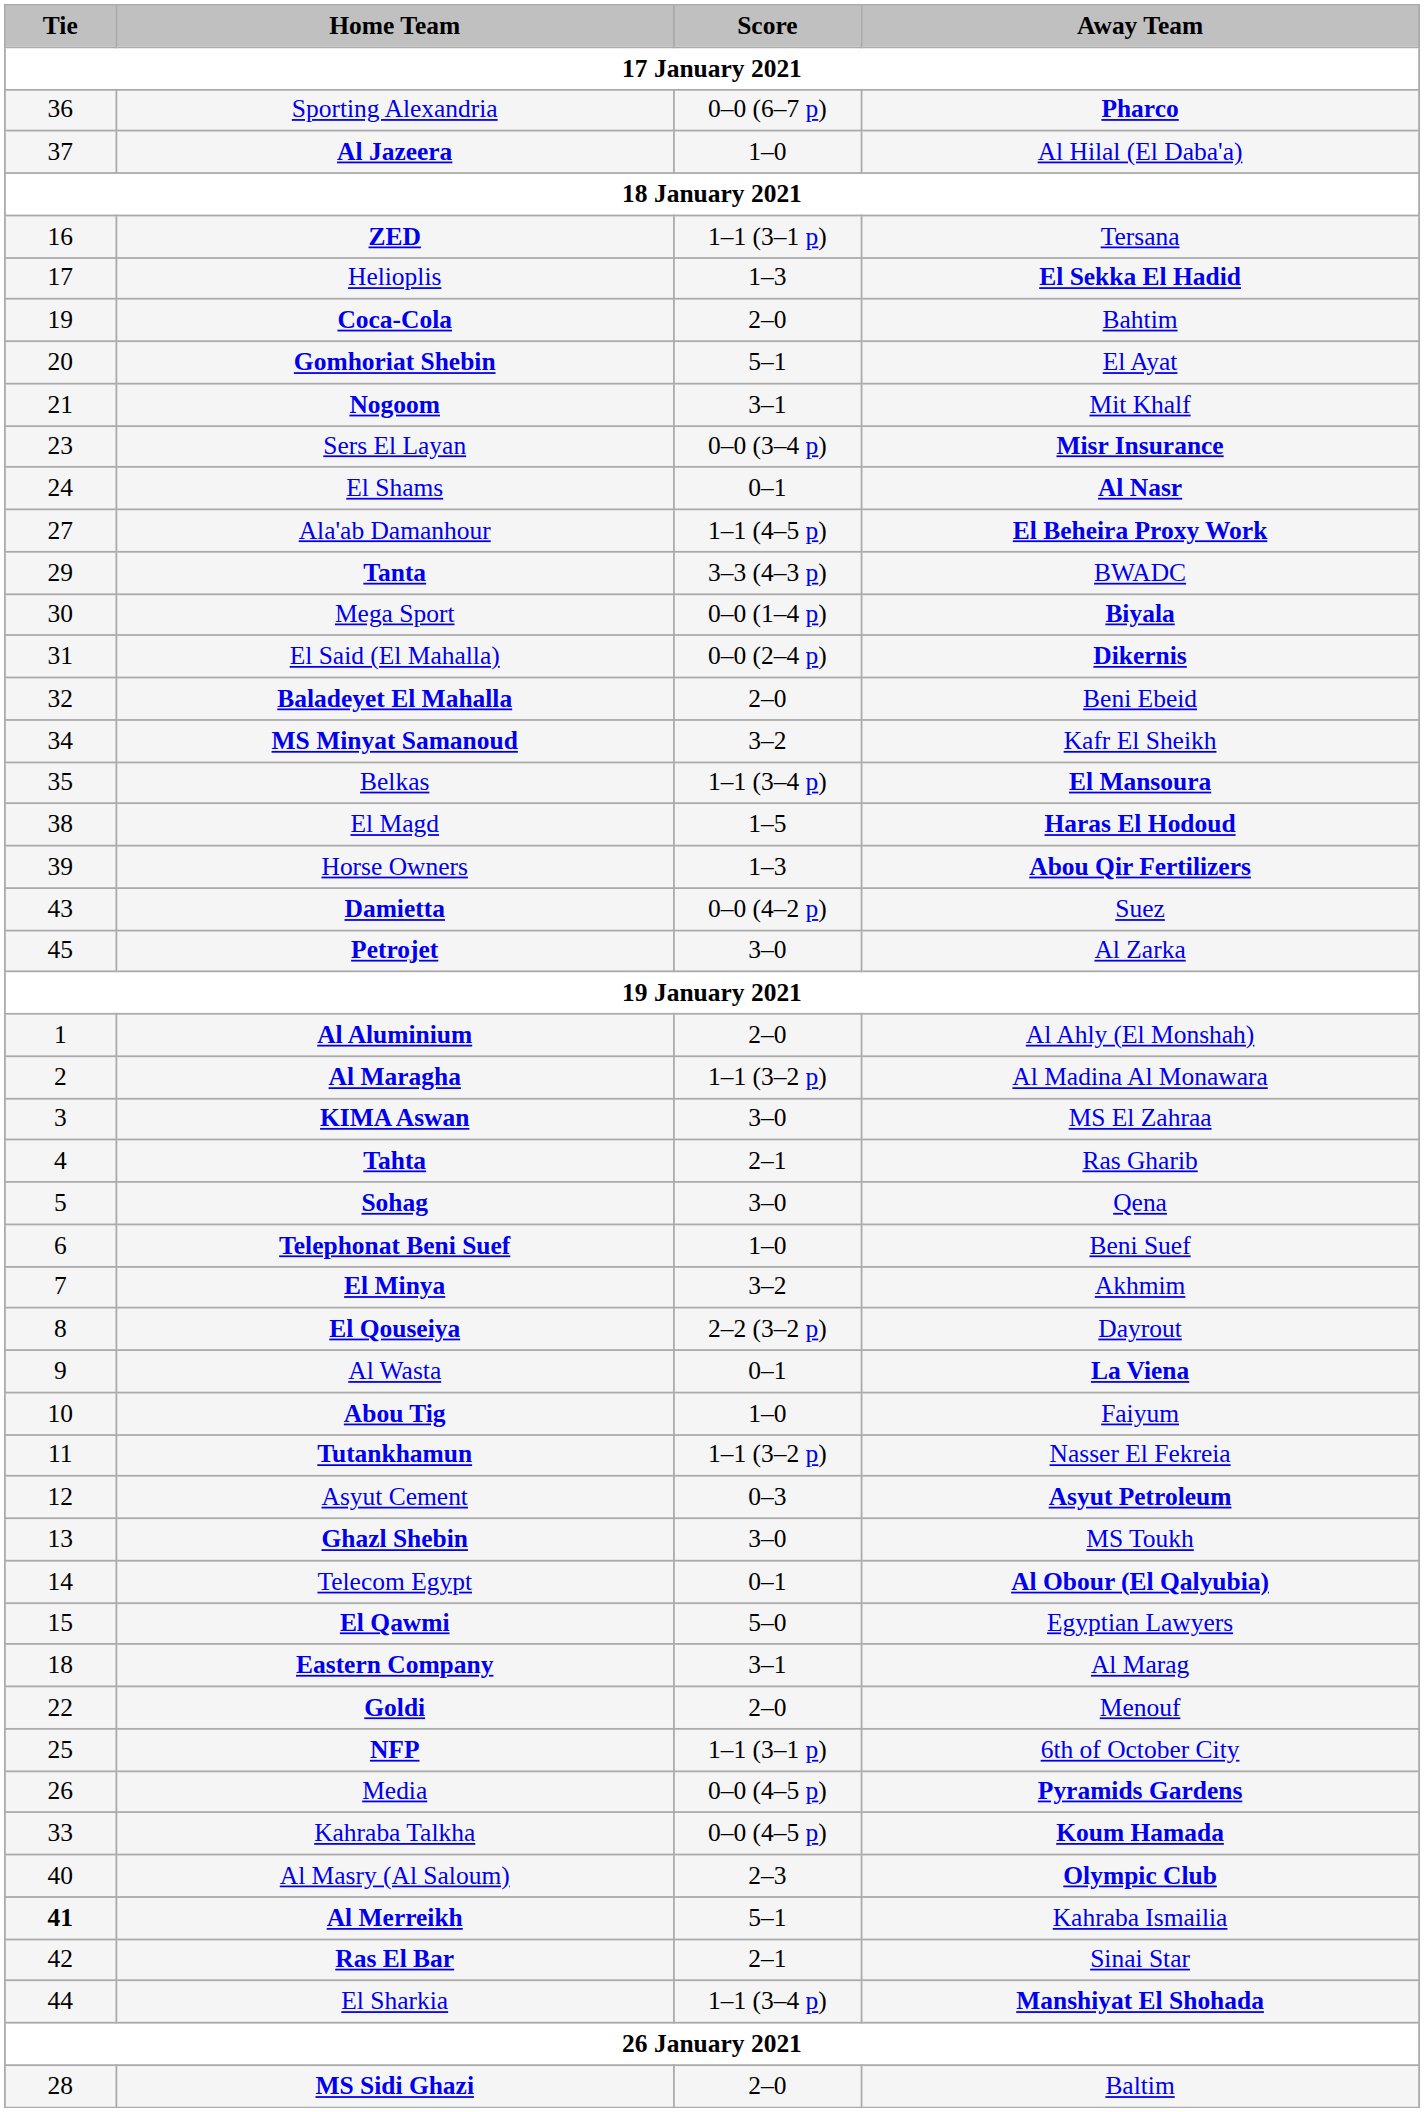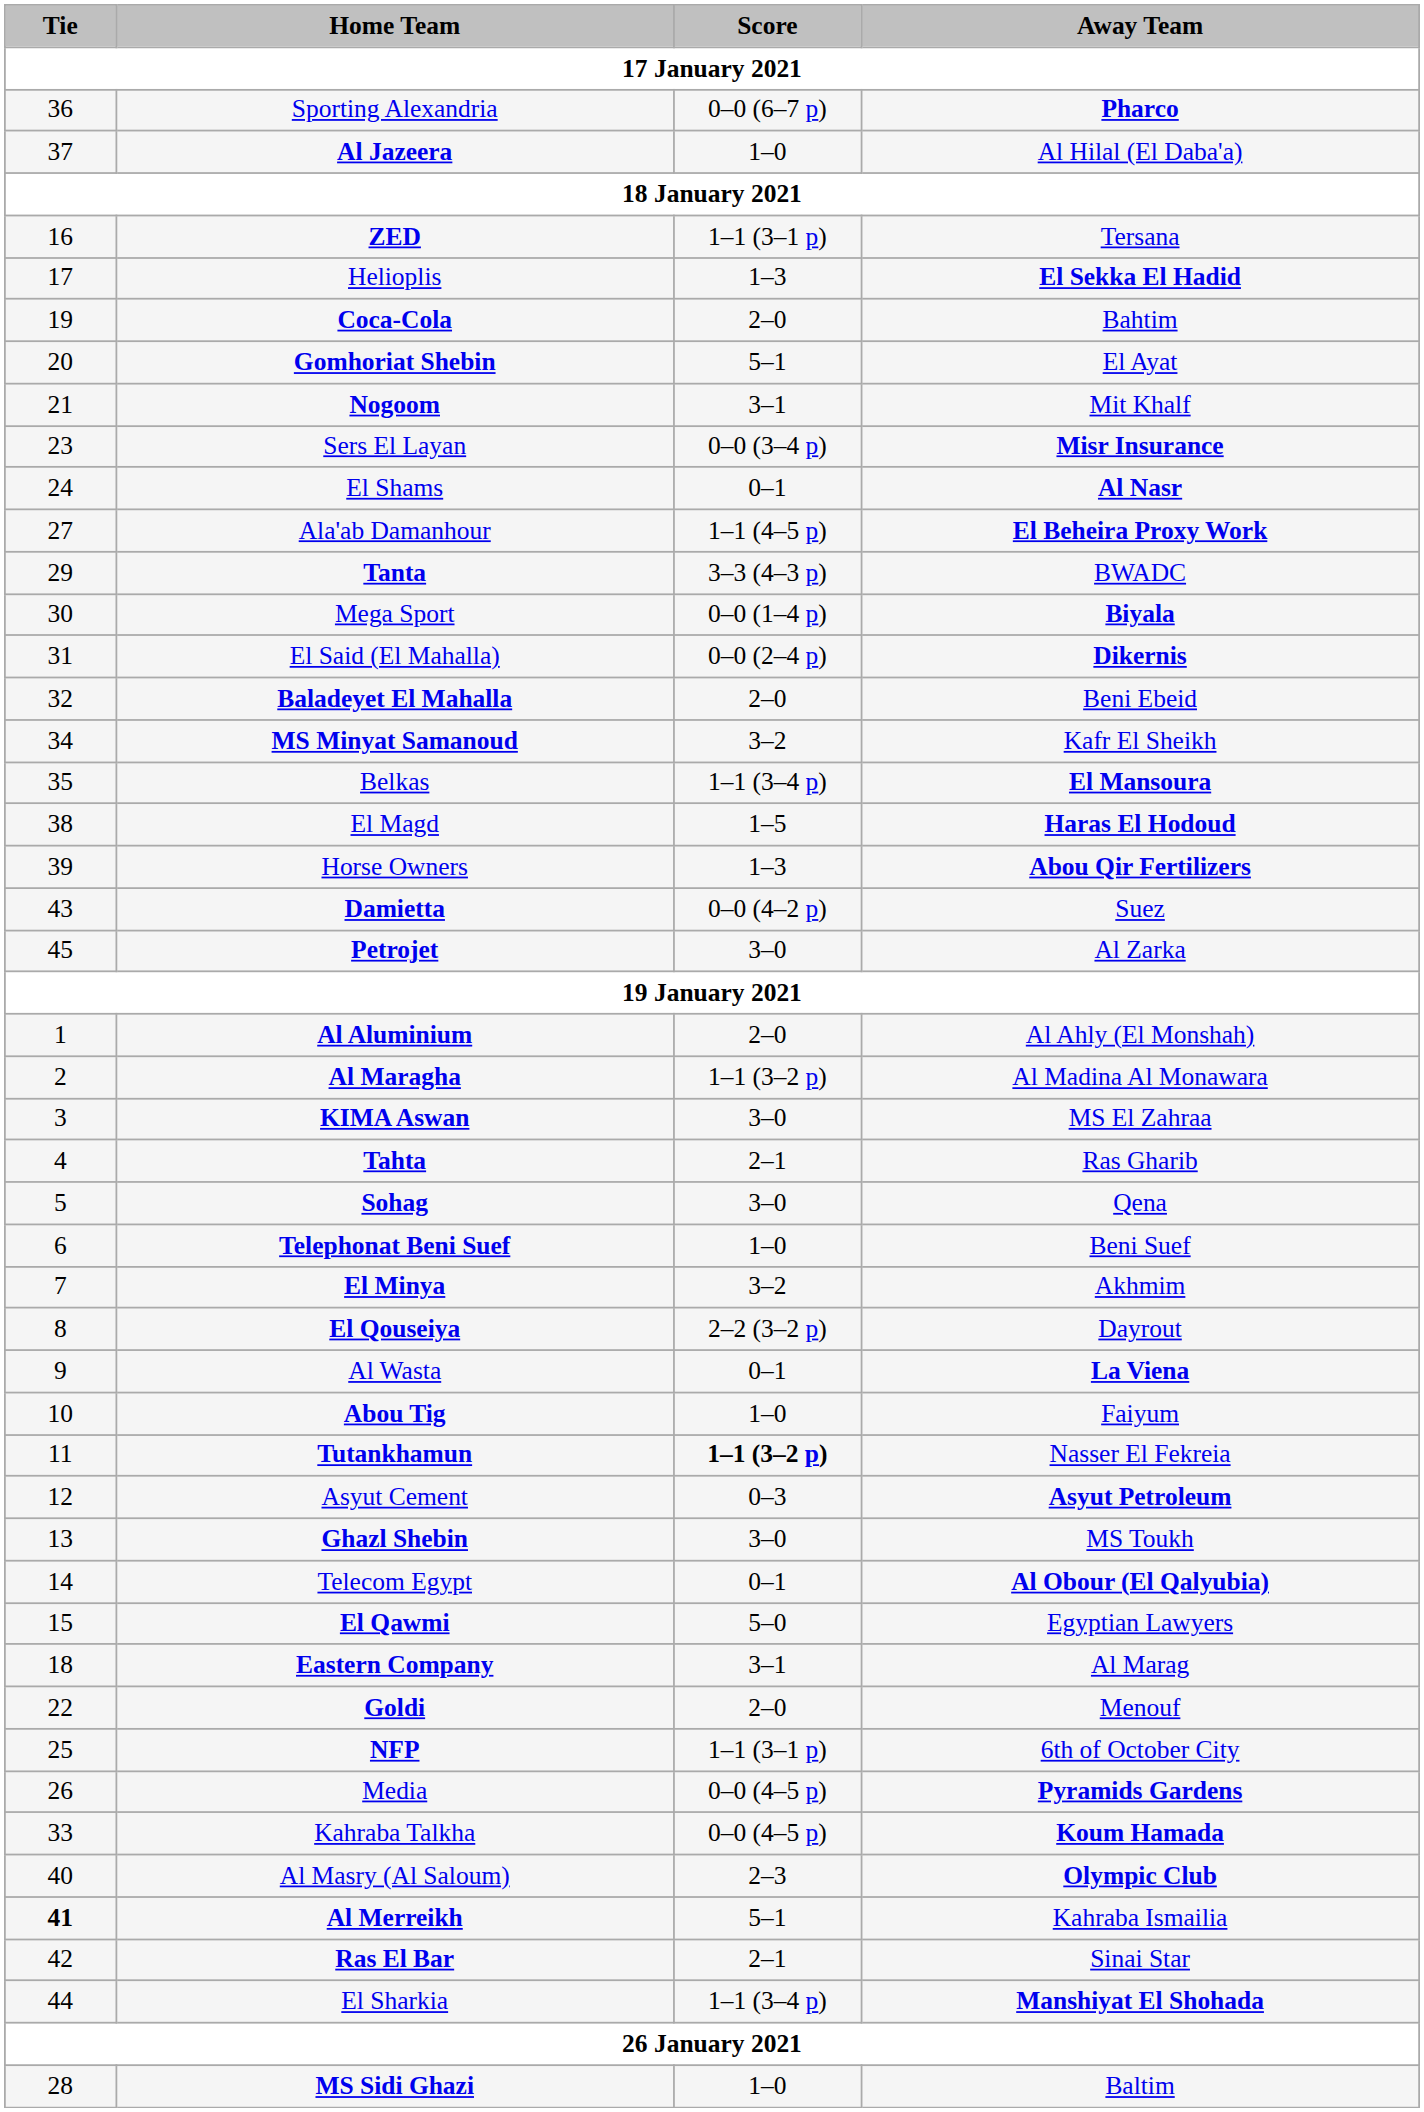(767, 1455) normal -> (767, 1455) bold
(767, 2085) 2–0 -> (767, 2085) 1–0
